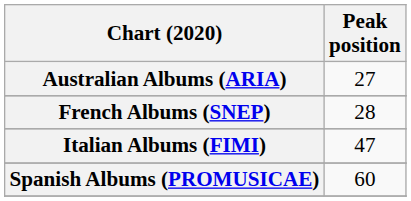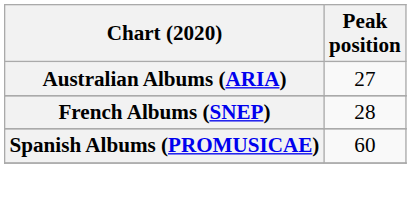- row: (164, 145)
